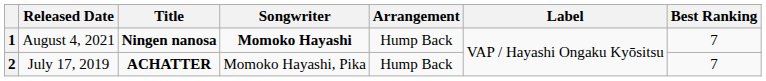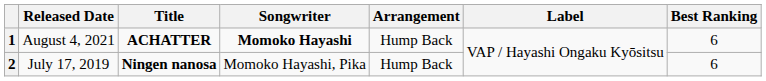(169, 40) Ningen nanosa -> (169, 40) ACHATTER
(714, 40) 7 -> (714, 40) 6
(169, 64) ACHATTER -> (169, 64) Ningen nanosa
(714, 64) 7 -> (714, 64) 6
